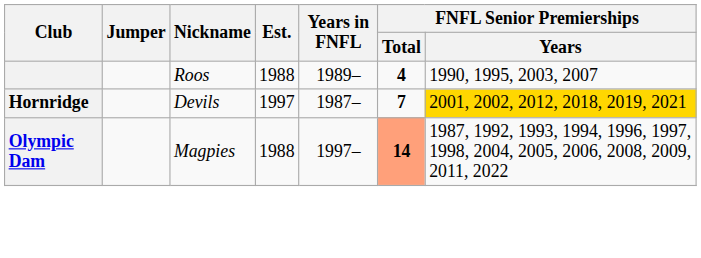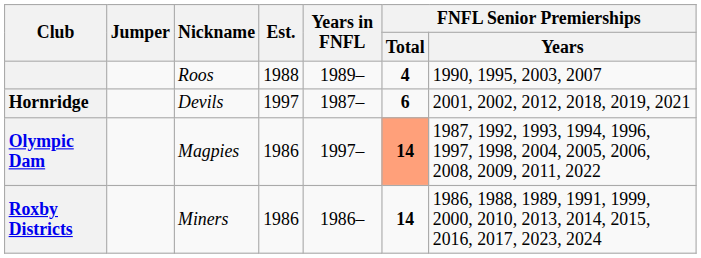(402, 103) 7 -> (405, 103) 6
(558, 103) gold background -> (562, 103) no background
(277, 151) 1988 -> (281, 151) 1986
+ row: (41, 219)
